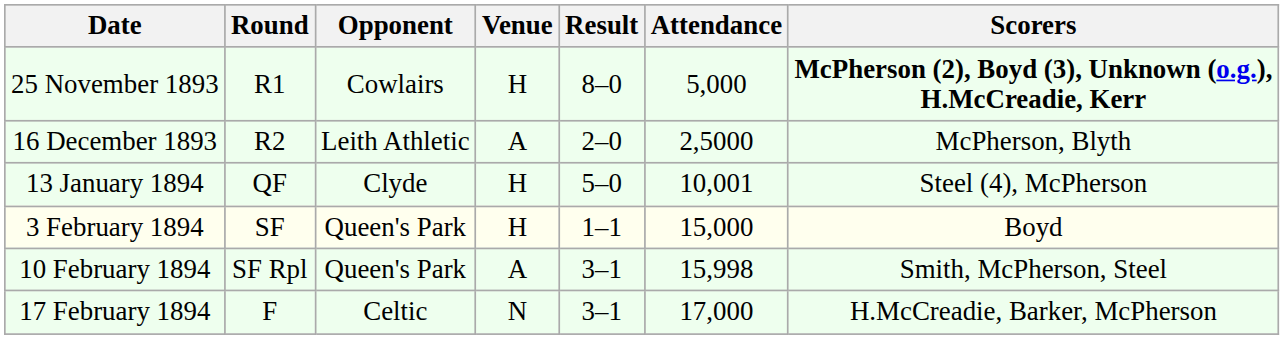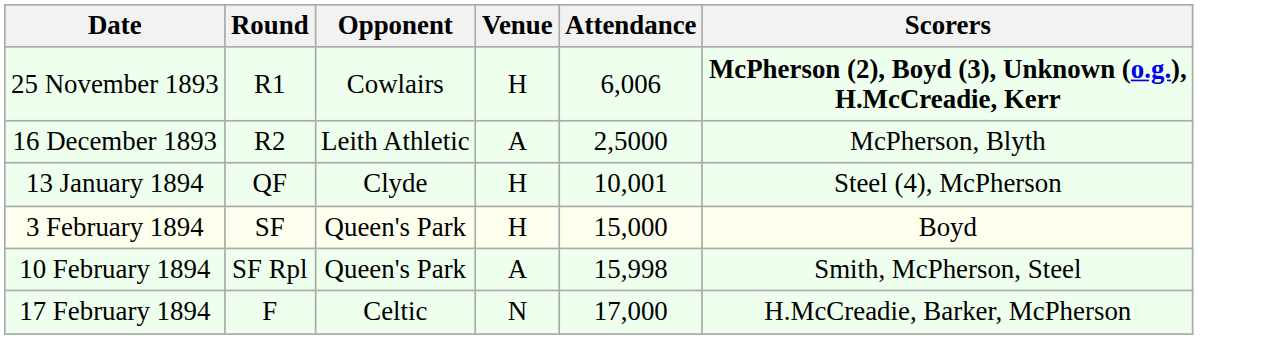- column: (602, 25)
(716, 83) 5,000 -> (631, 83) 6,006
